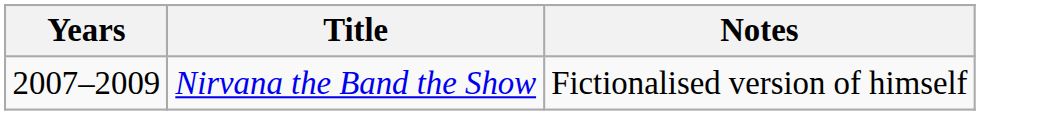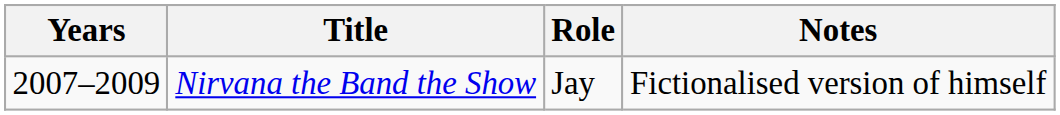+ column: (583, 30)
